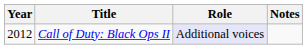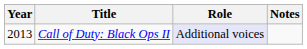(20, 34) 2012 -> (20, 34) 2013
